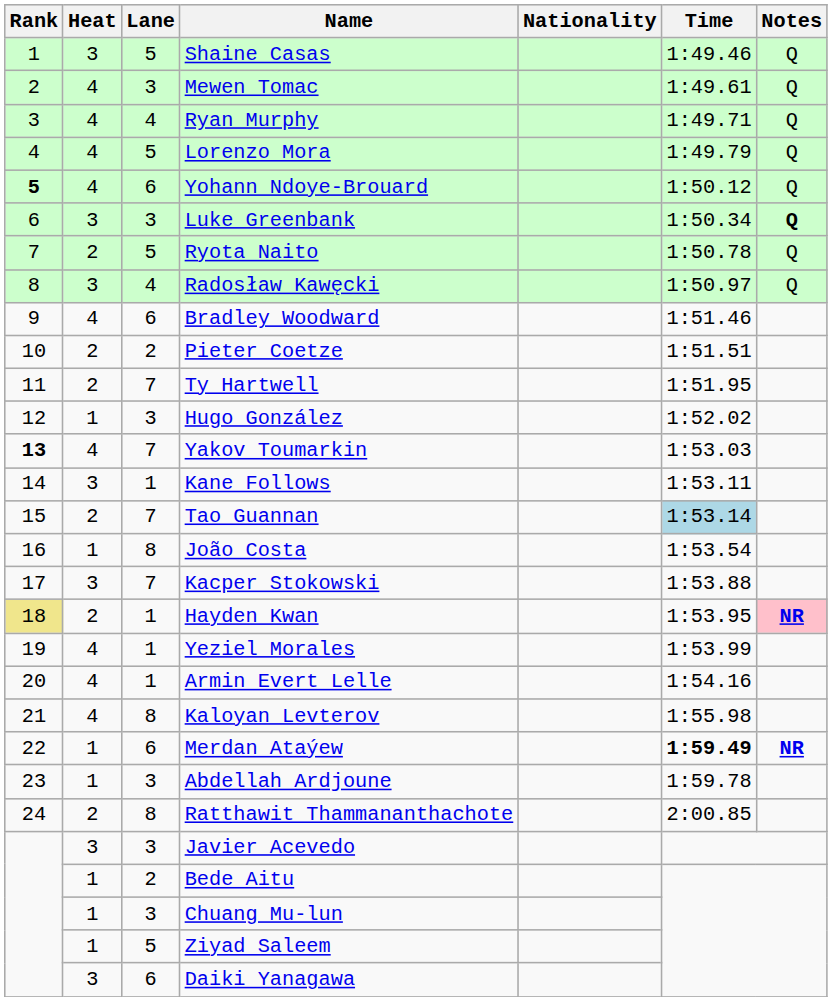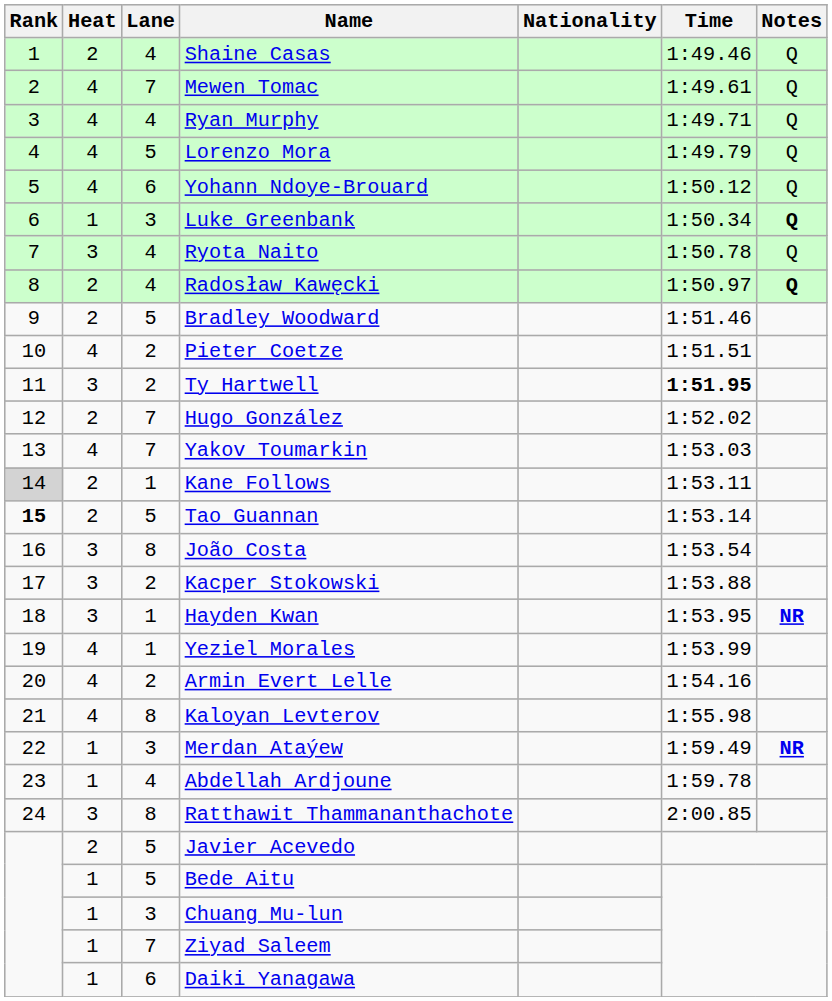(92, 54) 3 -> (92, 54) 2
(151, 54) 5 -> (151, 54) 4
(151, 87) 3 -> (151, 87) 7
(34, 187) bold -> (34, 187) normal
(92, 220) 3 -> (92, 220) 1
(92, 253) 2 -> (92, 253) 3
(151, 253) 5 -> (151, 253) 4
(92, 286) 3 -> (92, 286) 2
(792, 286) normal -> (792, 286) bold
(92, 319) 4 -> (92, 319) 2
(151, 319) 6 -> (151, 319) 5
(92, 352) 2 -> (92, 352) 4
(92, 385) 2 -> (92, 385) 3
(151, 385) 7 -> (151, 385) 2
(709, 385) normal -> (709, 385) bold
(92, 418) 1 -> (92, 418) 2
(151, 418) 3 -> (151, 418) 7
(34, 451) bold -> (34, 451) normal
(34, 484) no background -> (34, 484) lightgrey background
(92, 484) 3 -> (92, 484) 2
(34, 517) normal -> (34, 517) bold
(151, 517) 7 -> (151, 517) 5
(709, 517) lightblue background -> (709, 517) no background
(92, 550) 1 -> (92, 550) 3
(151, 583) 7 -> (151, 583) 2
(34, 616) khaki background -> (34, 616) no background
(92, 616) 2 -> (92, 616) 3
(792, 616) pink background -> (792, 616) no background
(151, 682) 1 -> (151, 682) 2
(151, 748) 6 -> (151, 748) 3
(709, 748) bold -> (709, 748) normal
(151, 782) 3 -> (151, 782) 4
(92, 815) 2 -> (92, 815) 3
(92, 848) 3 -> (92, 848) 2
(151, 848) 3 -> (151, 848) 5
(151, 881) 2 -> (151, 881) 5
(151, 947) 5 -> (151, 947) 7
(92, 980) 3 -> (92, 980) 1
